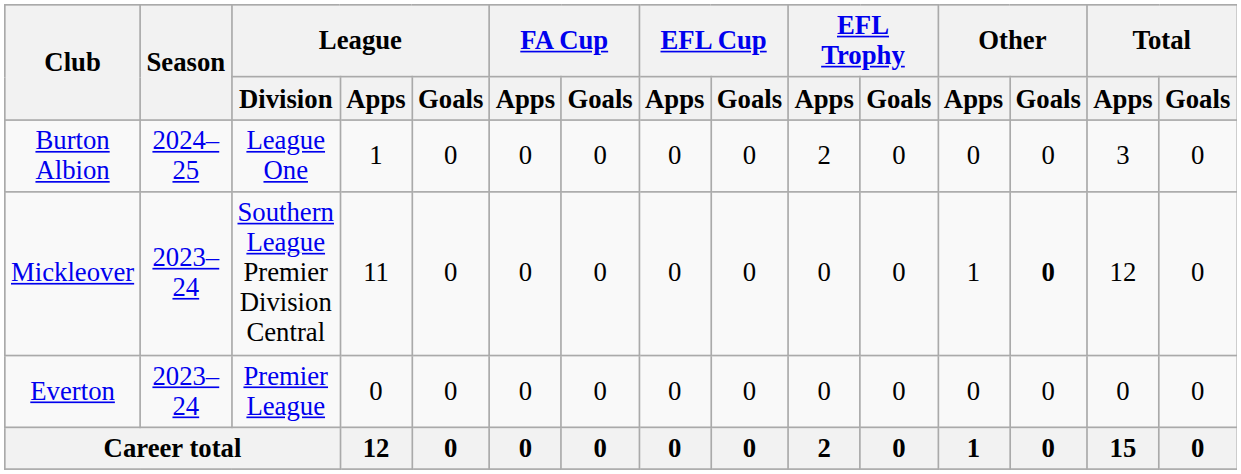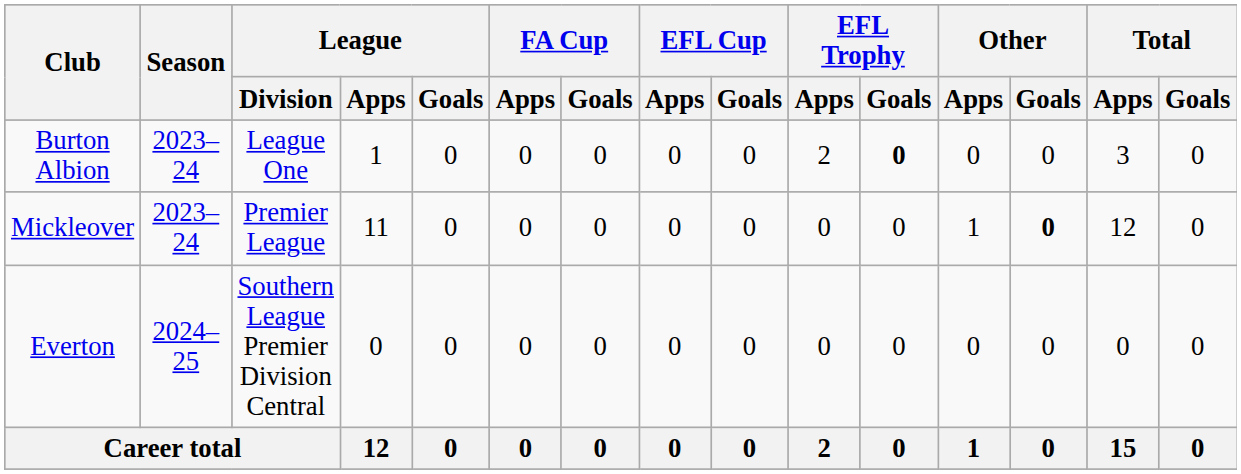(186, 155) 2024–25 -> (186, 155) 2023–24
(899, 155) normal -> (899, 155) bold
(286, 273) Southern League Premier Division Central -> (286, 227) Premier League
(186, 390) 2023–24 -> (186, 345) 2024–25
(286, 390) Premier League -> (286, 345) Southern League Premier Division Central
